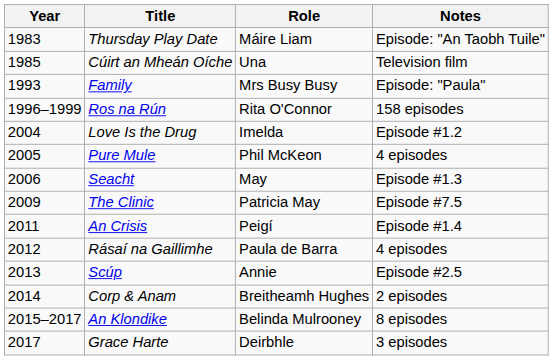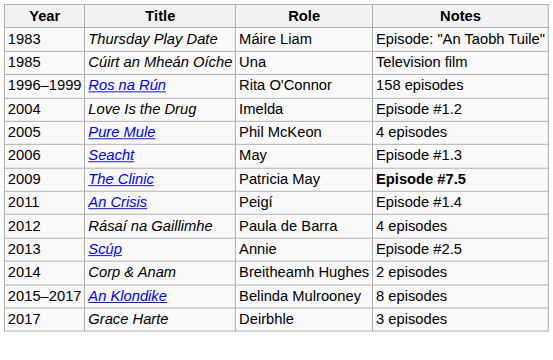- row: (110, 86)
(419, 202) normal -> (421, 179) bold
